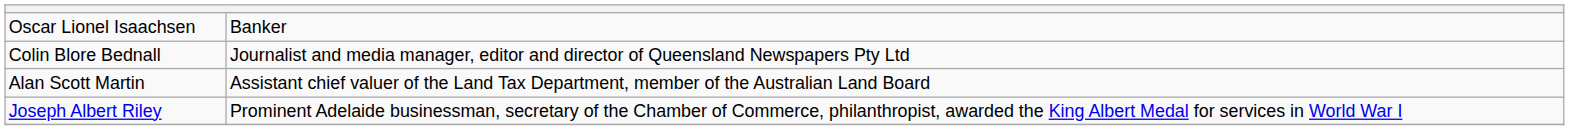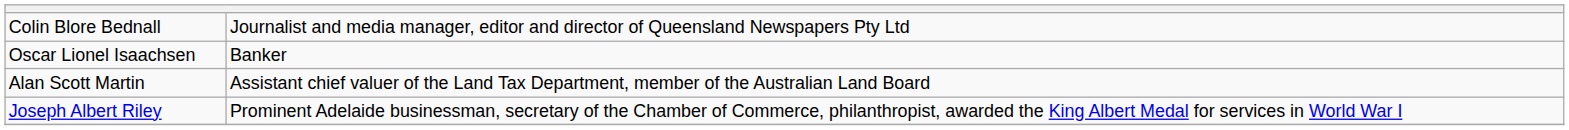rows swapped: (85, 55) <-> (102, 27)
